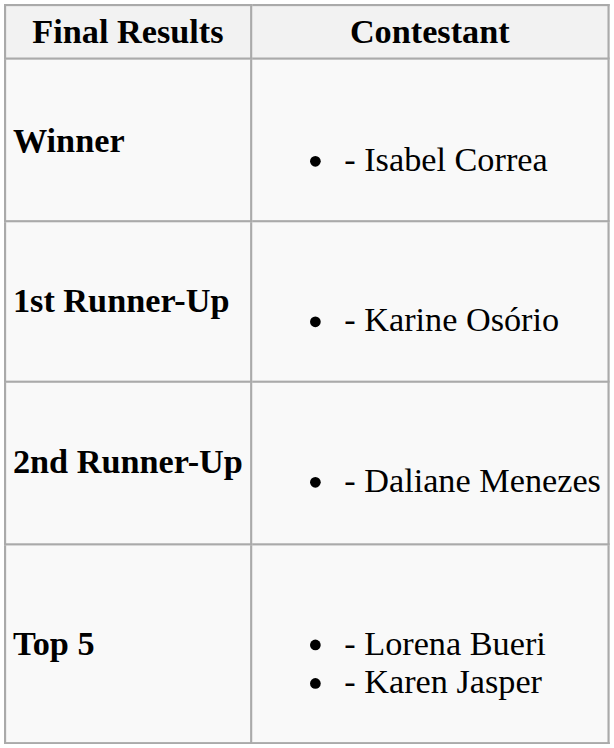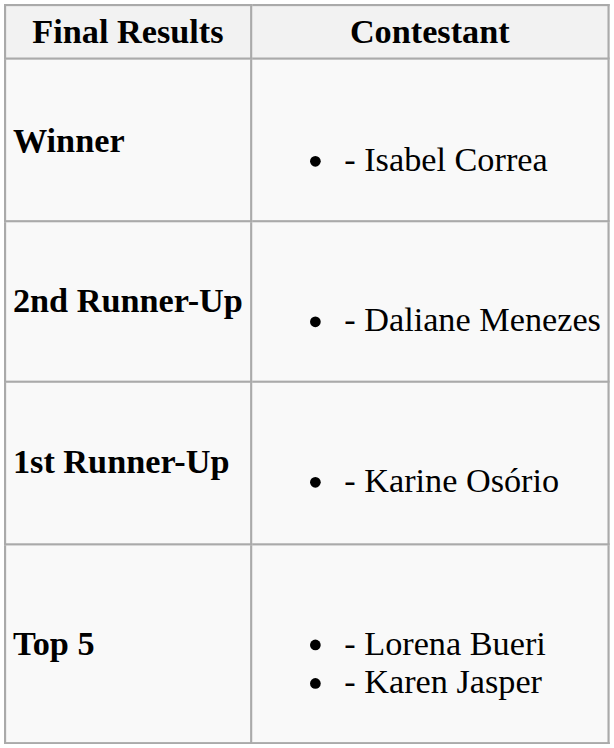rows swapped: (121, 300) <-> (128, 462)
